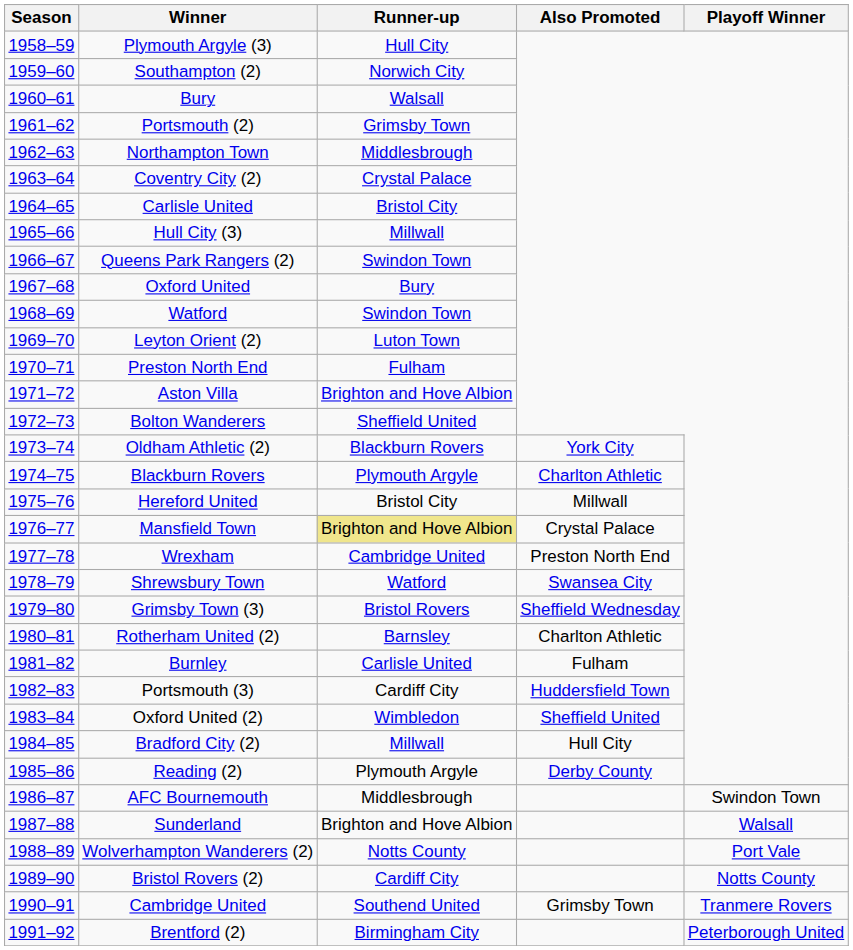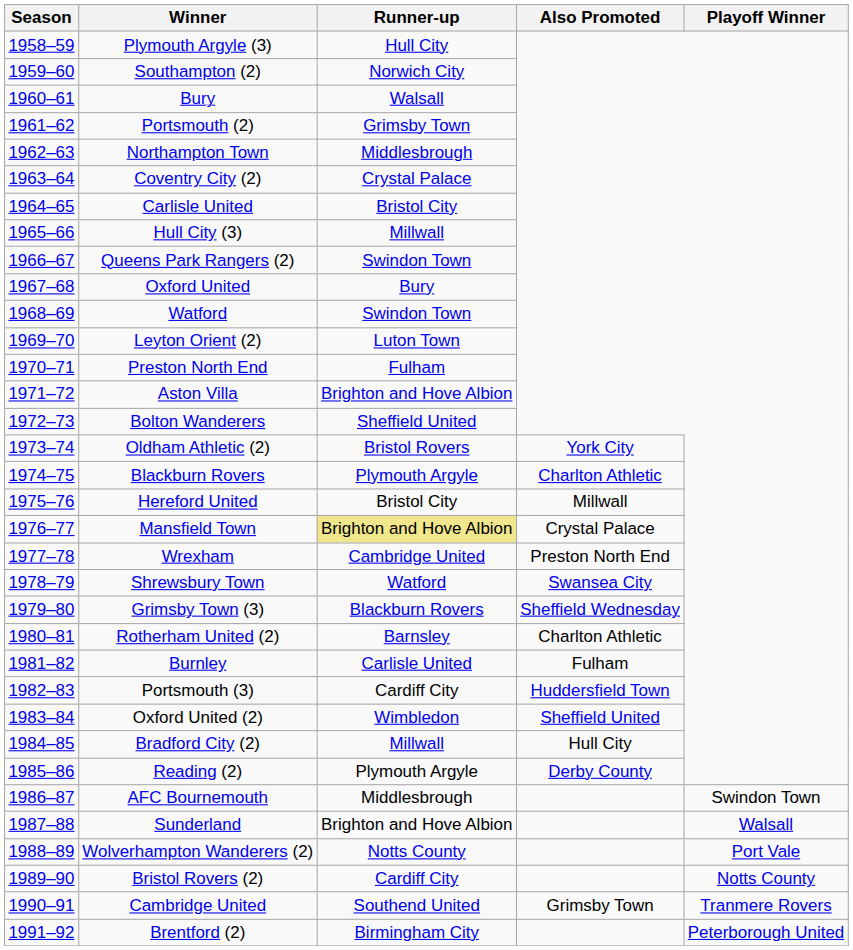(417, 448) Blackburn Rovers -> (417, 448) Bristol Rovers
(417, 609) Bristol Rovers -> (417, 609) Blackburn Rovers
